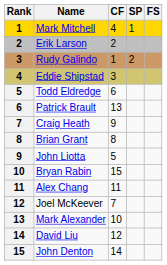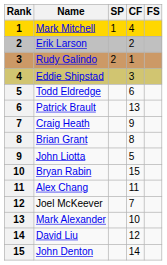columns swapped: (117, 12) <-> (135, 12)
